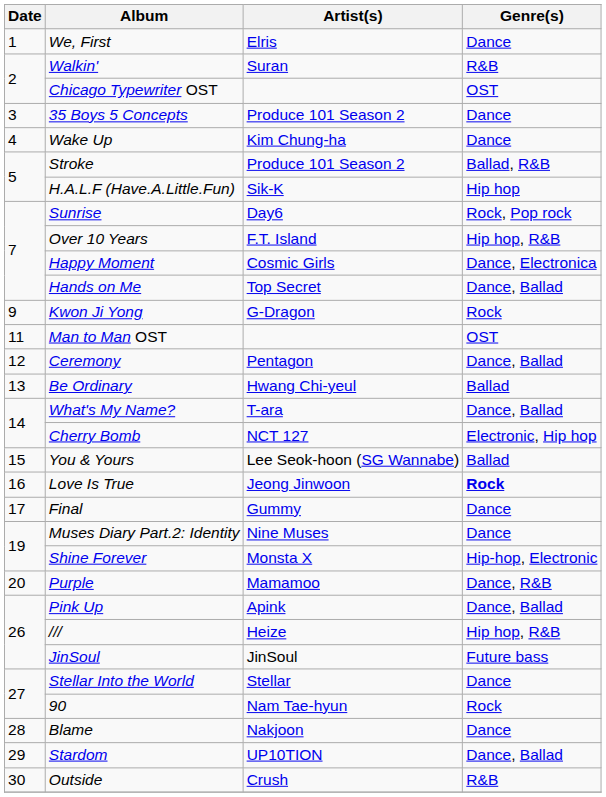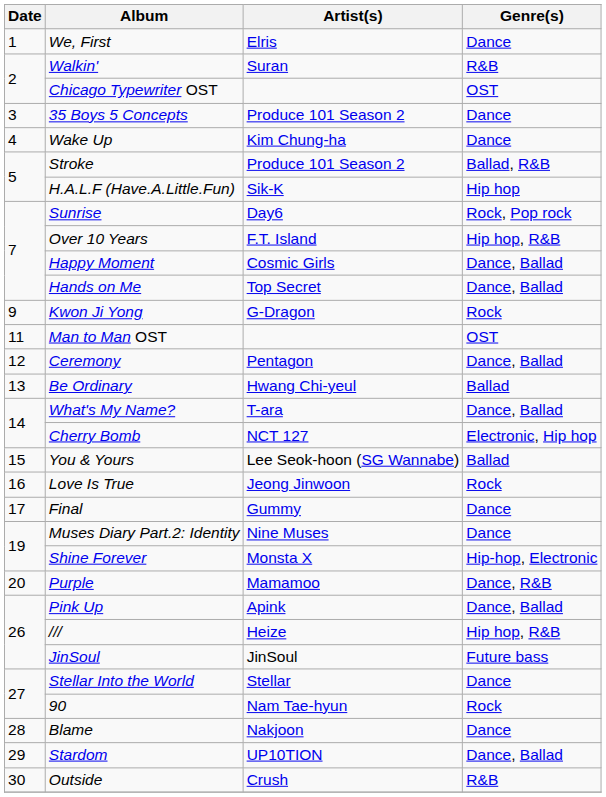(531, 262) Dance, Electronica -> (515, 262) Dance, Ballad
(485, 484) bold -> (484, 484) normal
